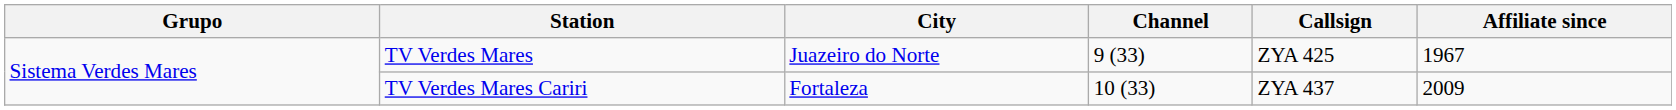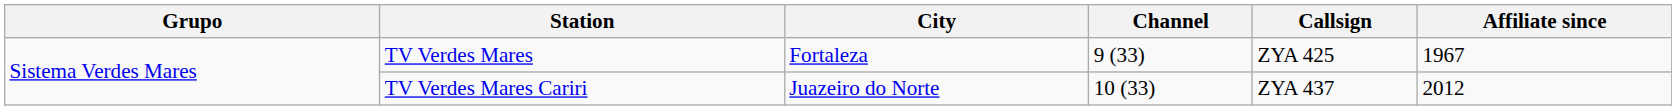(864, 54) Juazeiro do Norte -> (829, 54) Fortaleza
(829, 88) Fortaleza -> (864, 88) Juazeiro do Norte
(1444, 88) 2009 -> (1444, 88) 2012
